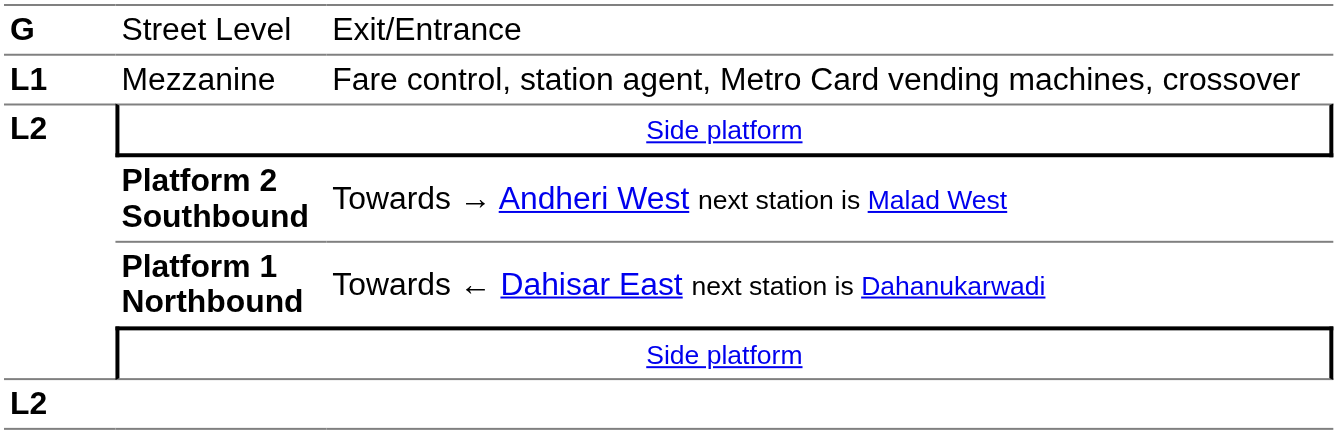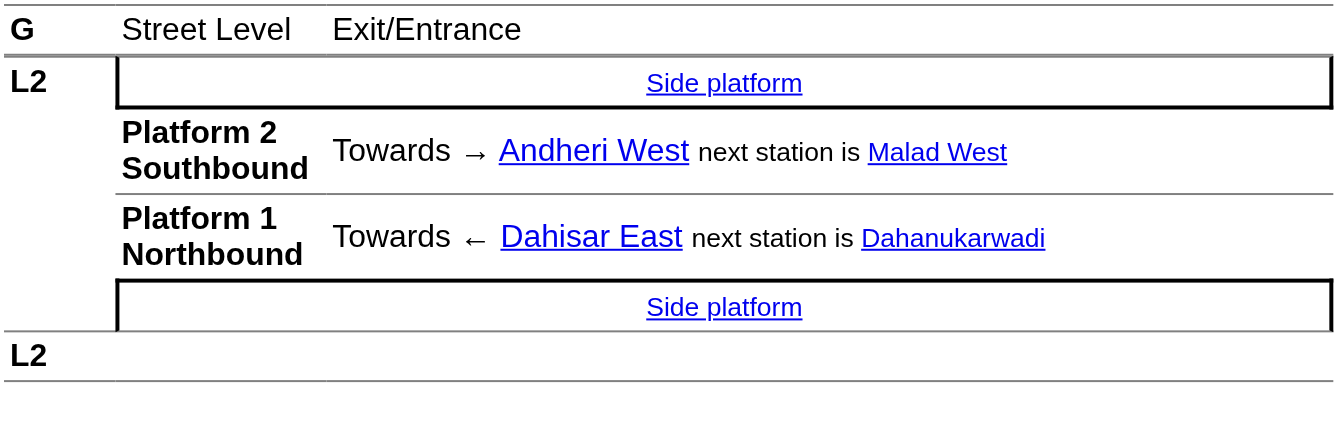- row: (198, 79)
